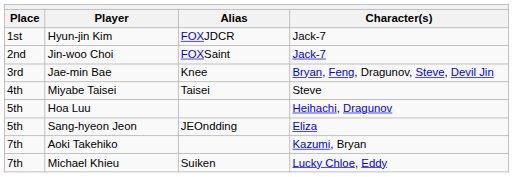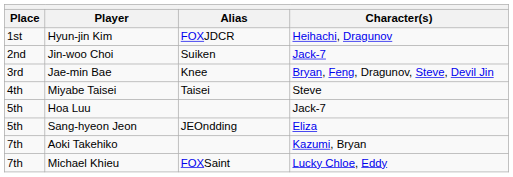(309, 36) Jack-7 -> (342, 36) Heihachi, Dragunov
(205, 54) FOXSaint -> (198, 54) Suiken
(342, 108) Heihachi, Dragunov -> (309, 108) Jack-7
(198, 162) Suiken -> (205, 162) FOXSaint
